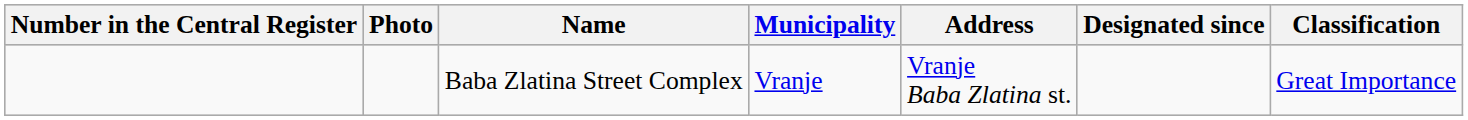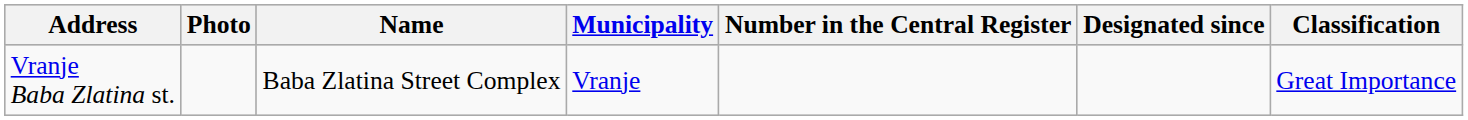columns swapped: (184, 24) <-> (989, 24)
